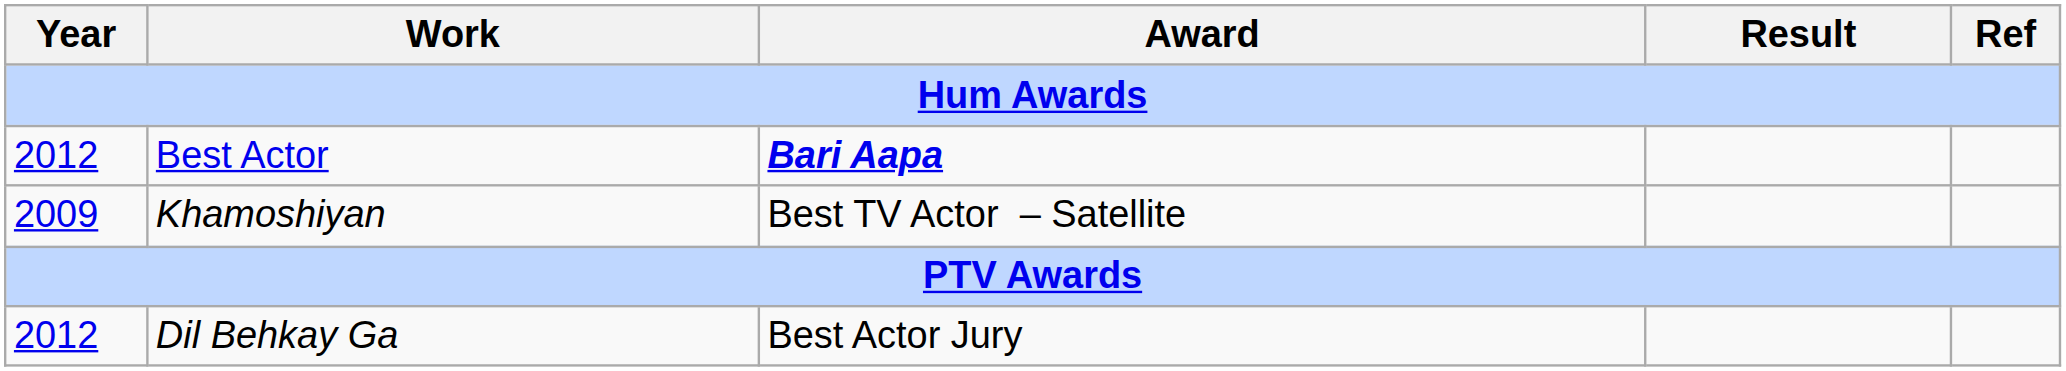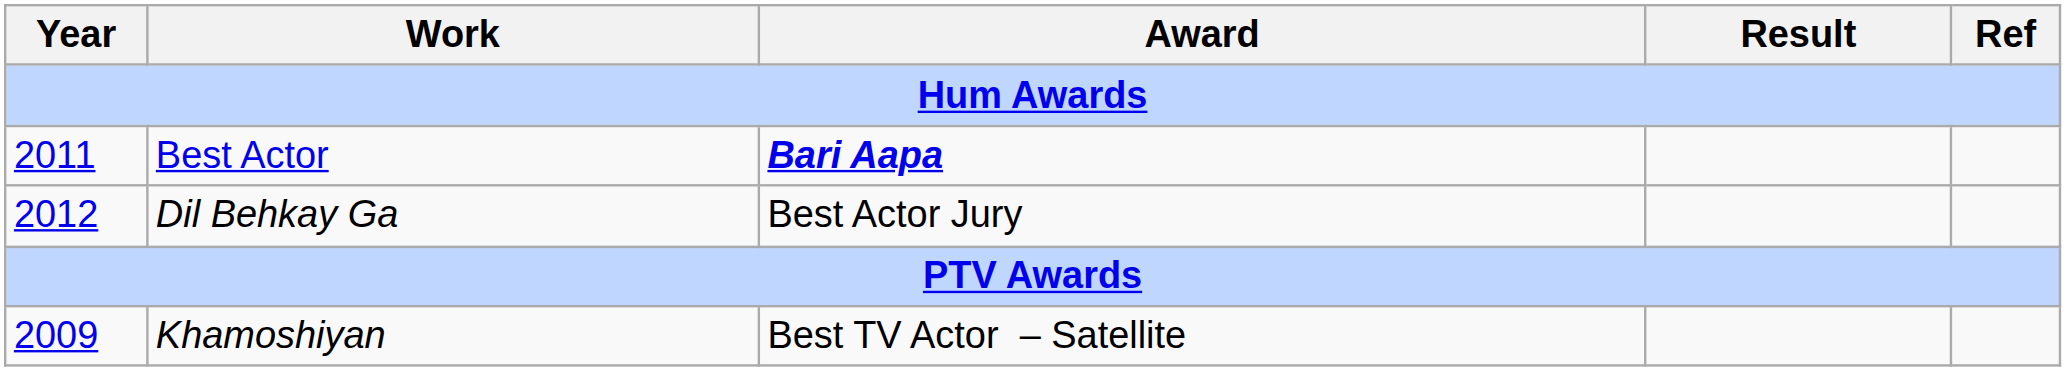(56, 154) 2012 -> (55, 154) 2011
rows swapped: (271, 214) <-> (277, 335)
